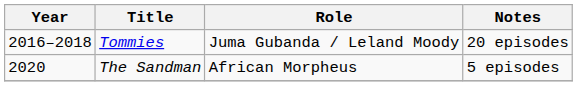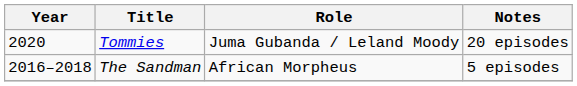(50, 42) 2016–2018 -> (27, 42) 2020
(27, 68) 2020 -> (50, 68) 2016–2018
